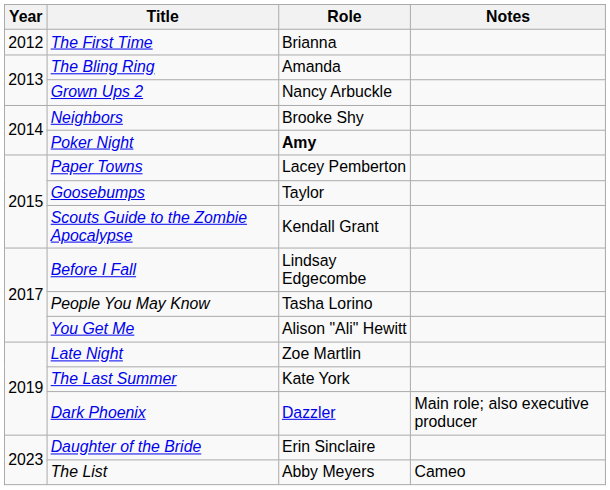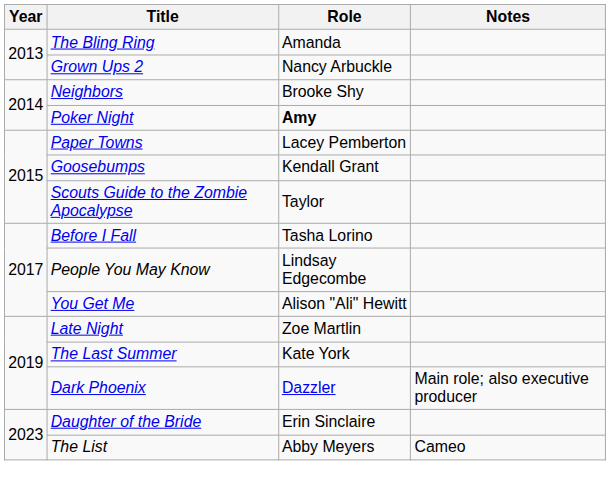- row: (102, 42)
(303, 192) Taylor -> (330, 167) Kendall Grant
(330, 226) Kendall Grant -> (303, 201) Taylor
(324, 269) Lindsay Edgecombe -> (327, 235) Tasha Lorino
(327, 303) Tasha Lorino -> (324, 269) Lindsay Edgecombe
